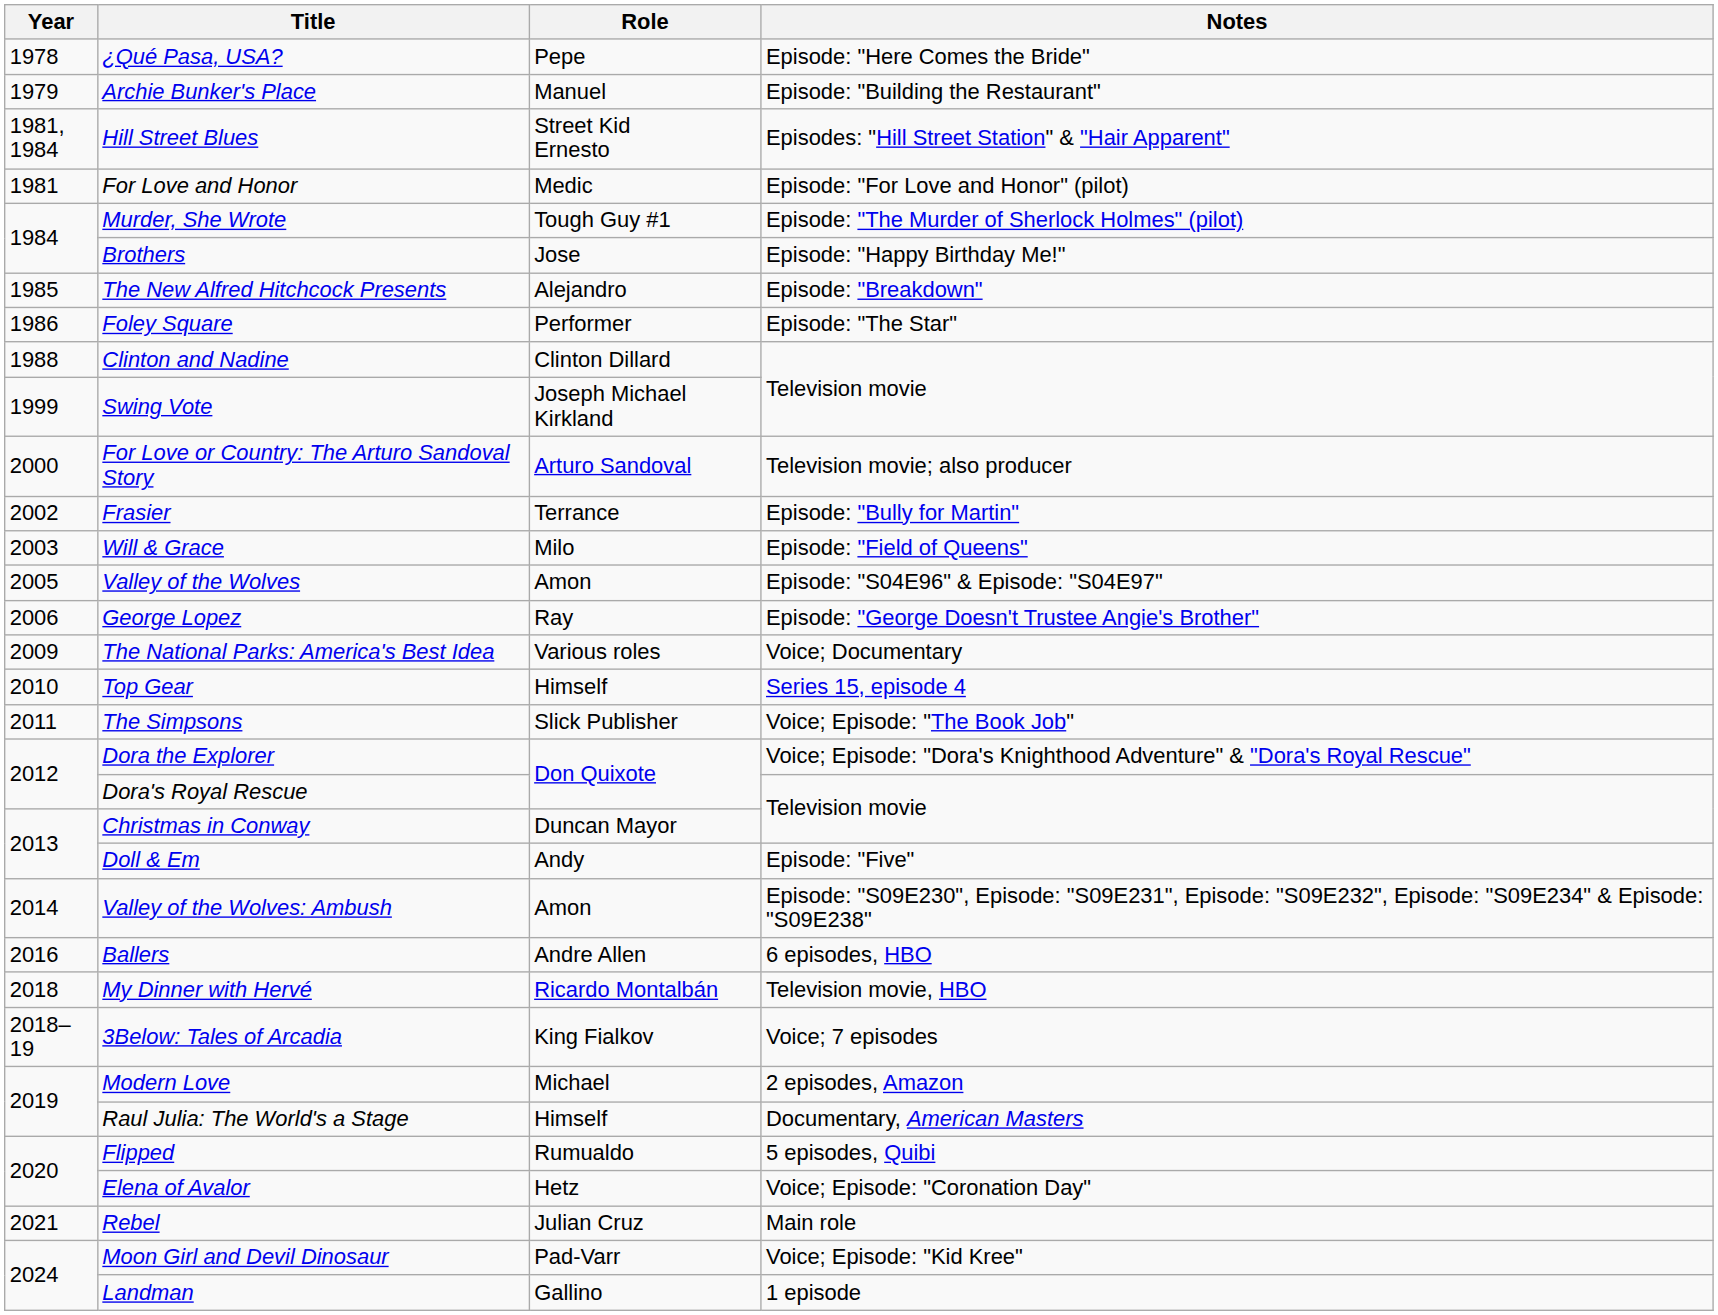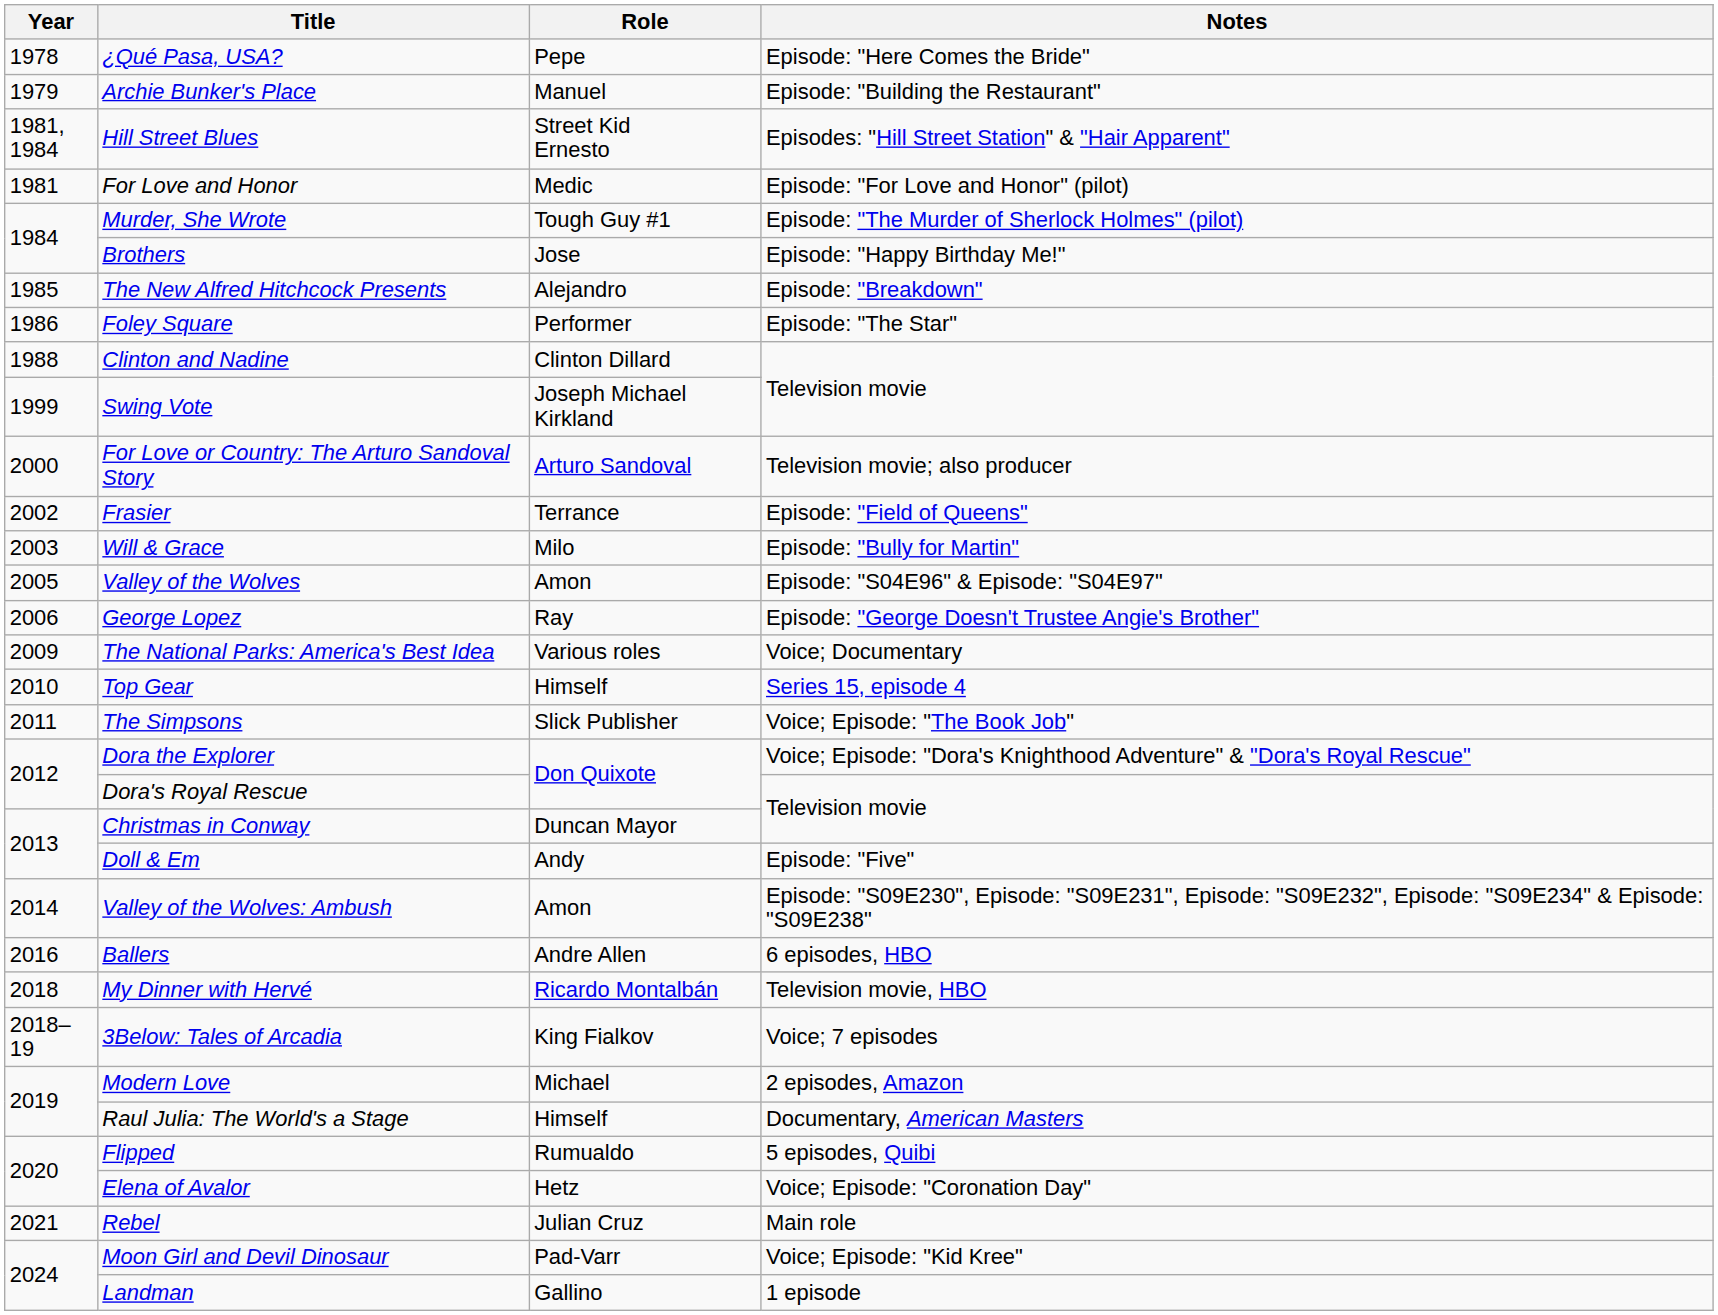(893, 513) Episode: "Bully for Martin" -> (897, 513) Episode: "Field of Queens"
(897, 547) Episode: "Field of Queens" -> (893, 547) Episode: "Bully for Martin"
